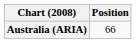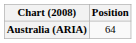(110, 30) 66 -> (110, 30) 64
